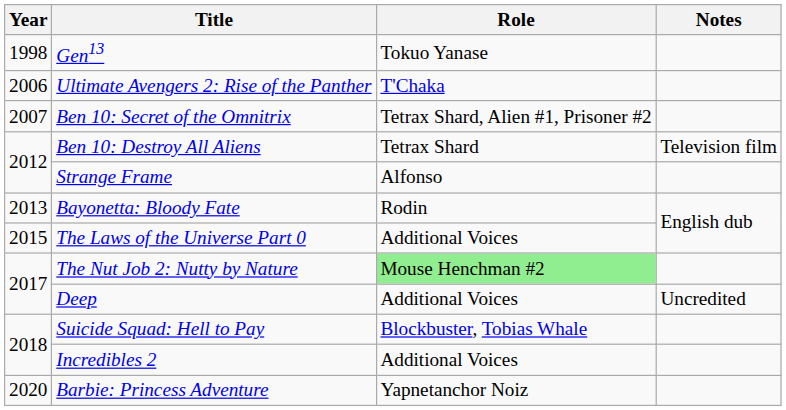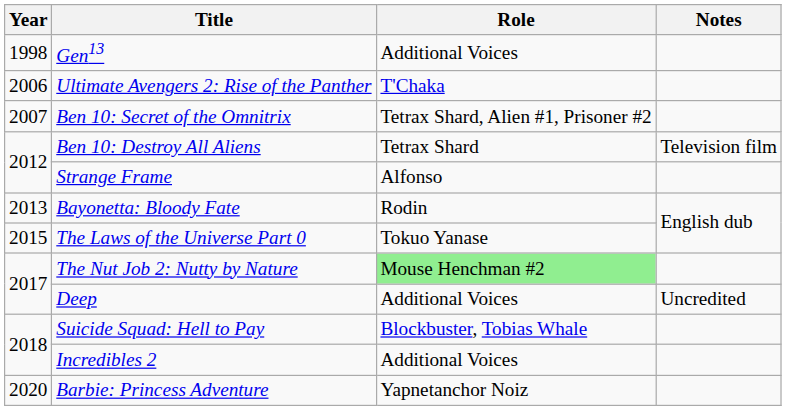(434, 52) Tokuo Yanase -> (449, 52) Additional Voices
(449, 238) Additional Voices -> (434, 238) Tokuo Yanase
